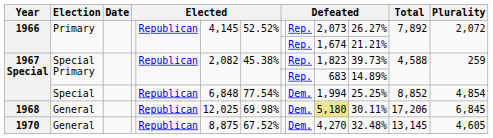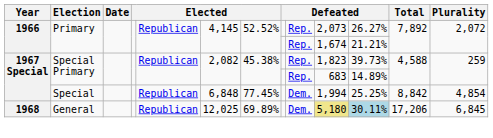(261, 93) 77.54% -> (261, 93) 77.45%
(412, 93) 8,852 -> (412, 93) 8,842
(261, 109) 69.98% -> (261, 109) 69.89%
(369, 109) no background -> (369, 109) lightblue background
- row: (28, 125)
